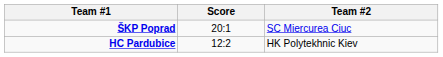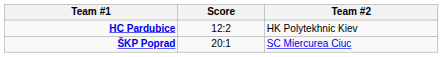rows swapped: (142, 44) <-> (146, 28)
